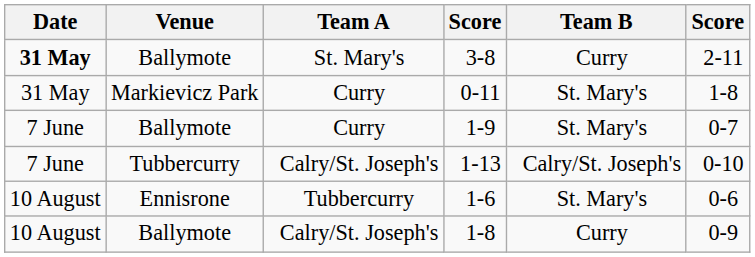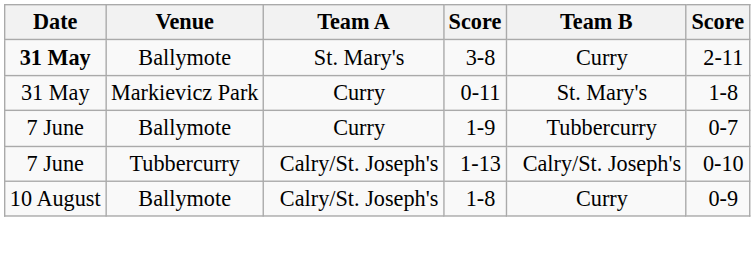(596, 127) St. Mary's -> (596, 127) Tubbercurry
- row: (475, 198)
